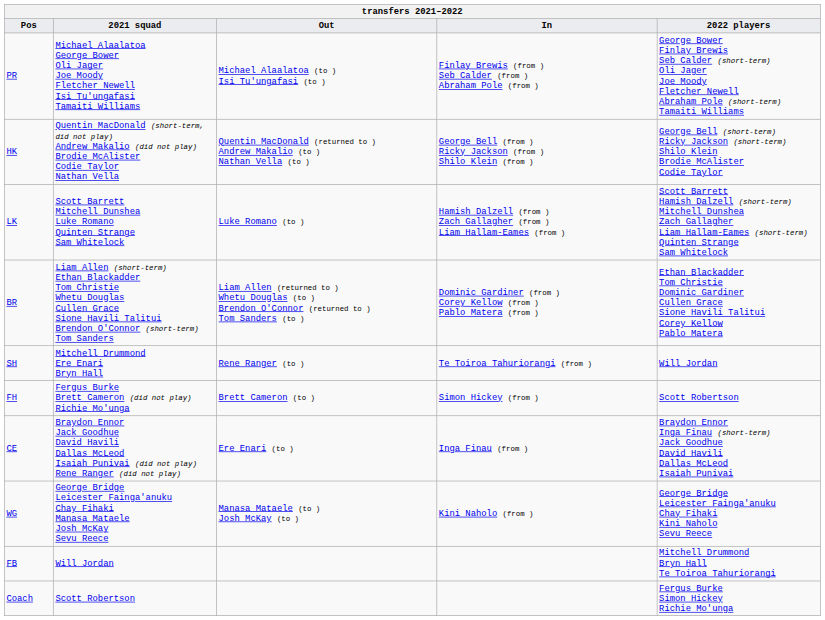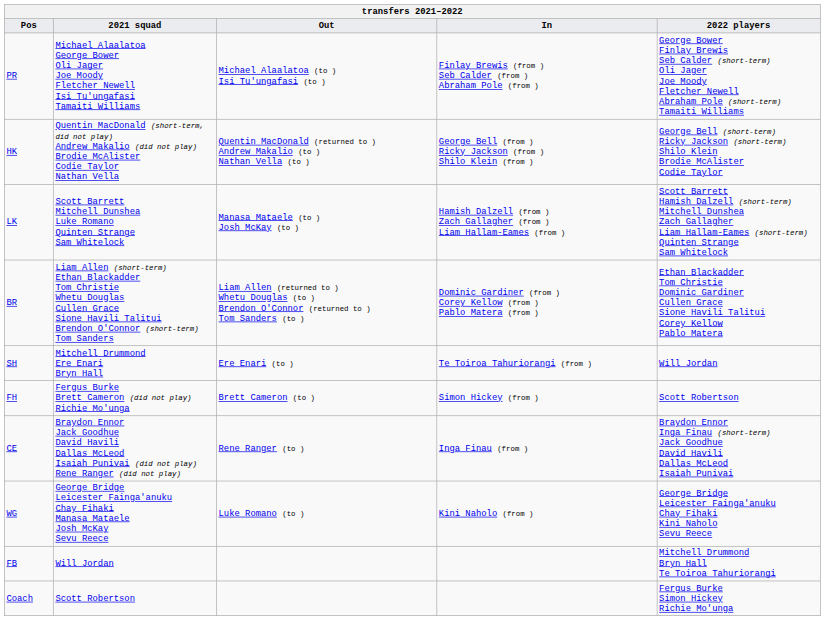(261, 222) Luke Romano (to ) -> (269, 222) Manasa Mataele (to ) Josh McKay (to )
(261, 363) Rene Ranger (to ) -> (256, 363) Ere Enari (to )
(256, 448) Ere Enari (to ) -> (261, 448) Rene Ranger (to )
(269, 514) Manasa Mataele (to ) Josh McKay (to ) -> (261, 514) Luke Romano (to )
